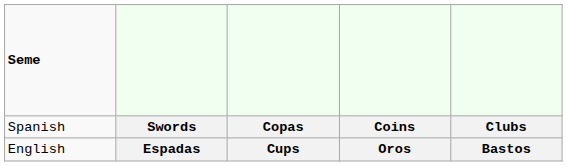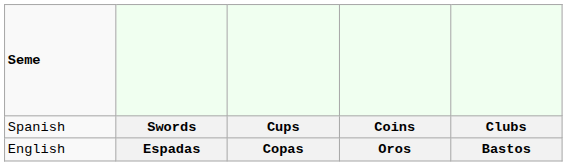(283, 127) Copas -> (283, 127) Cups
(283, 149) Cups -> (283, 149) Copas
